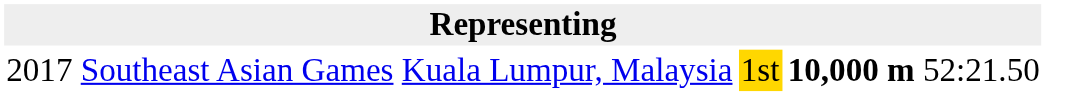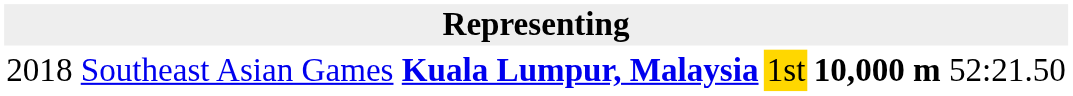(39, 69) 2017 -> (39, 69) 2018
(567, 69) normal -> (580, 69) bold
